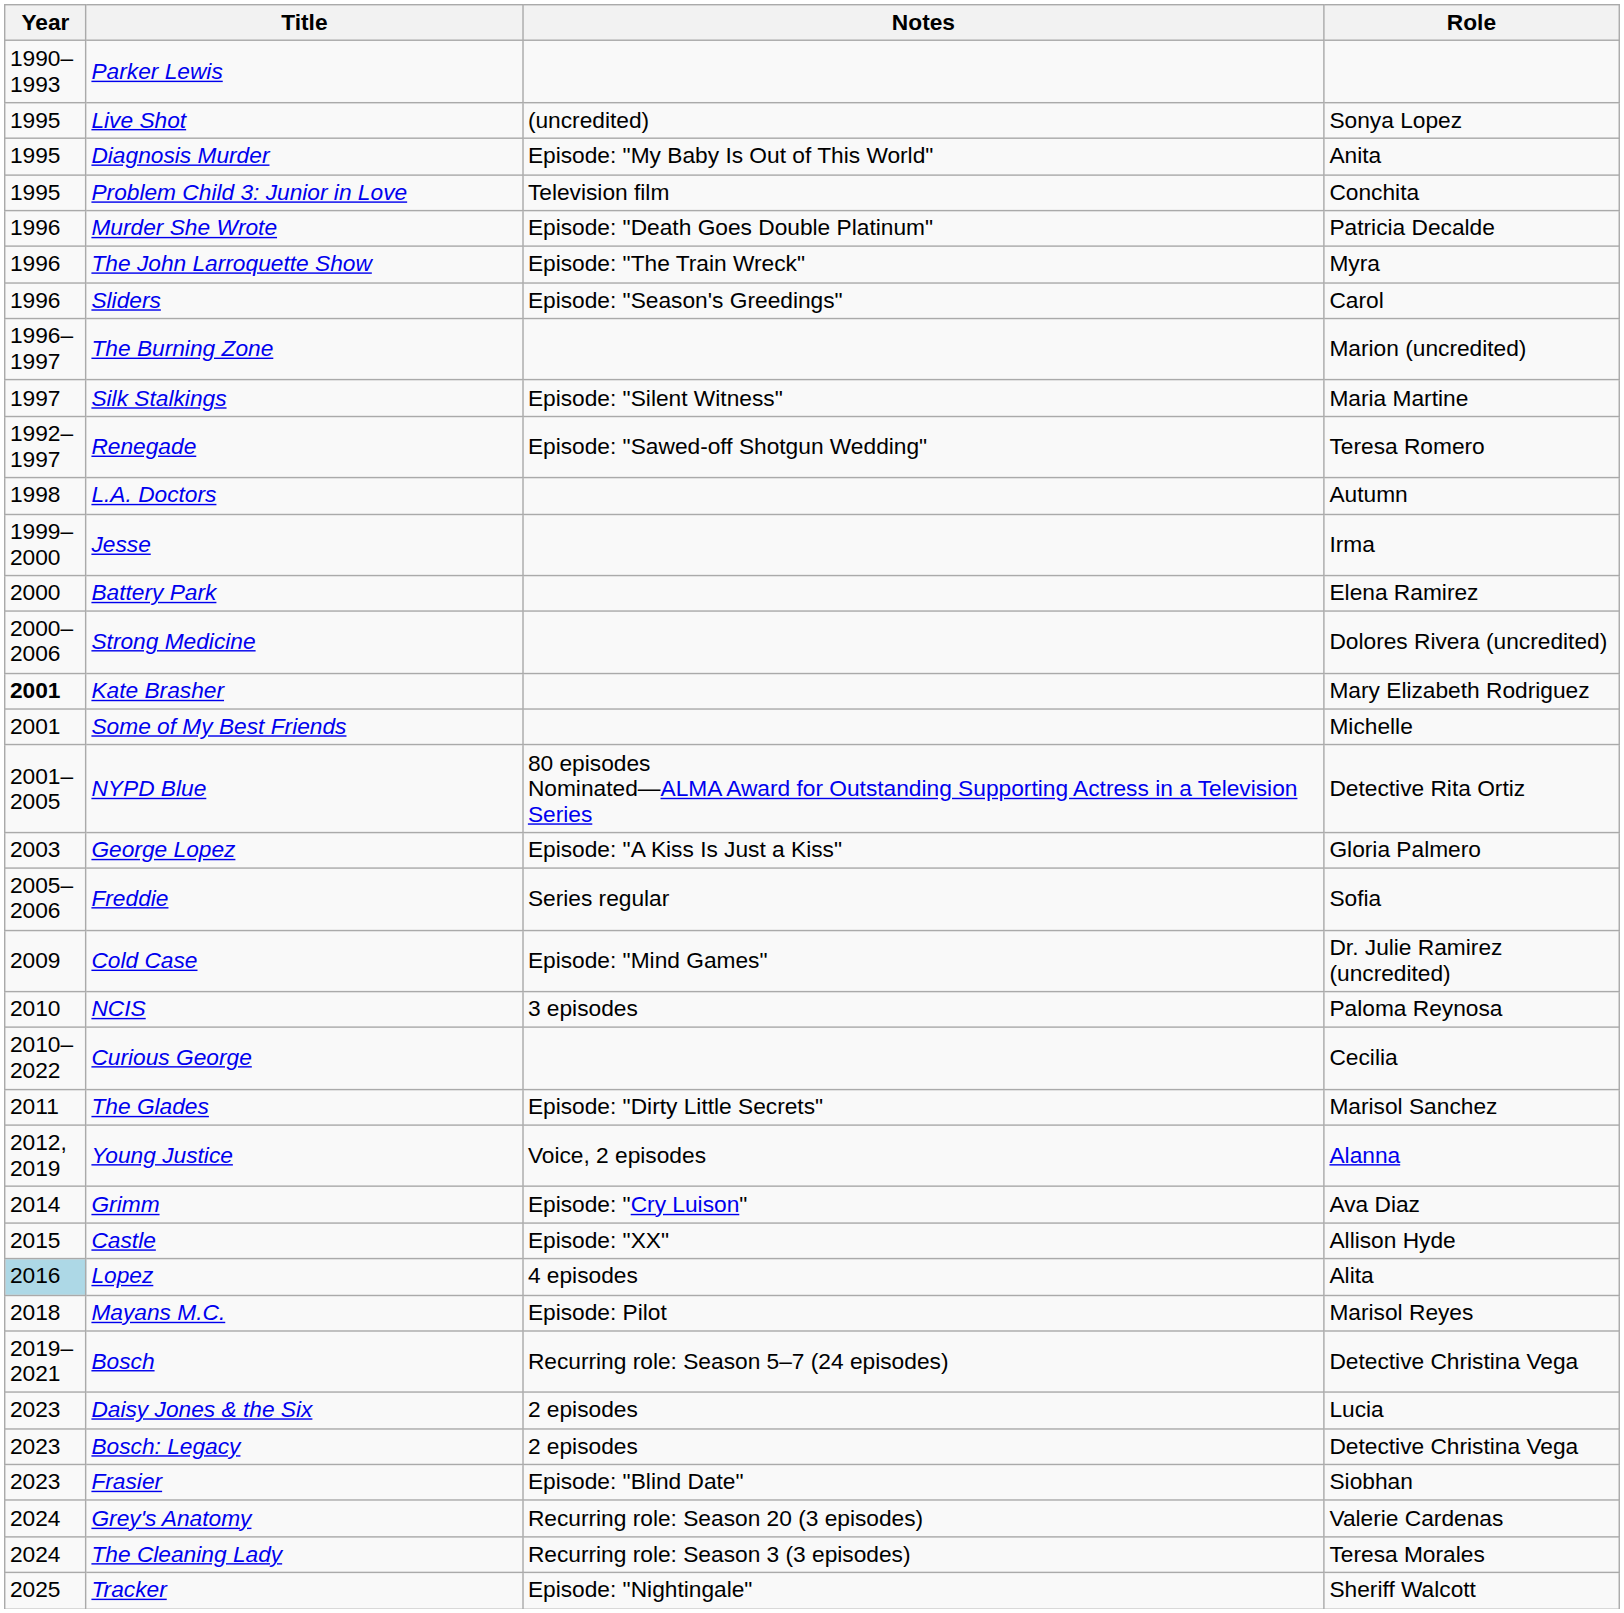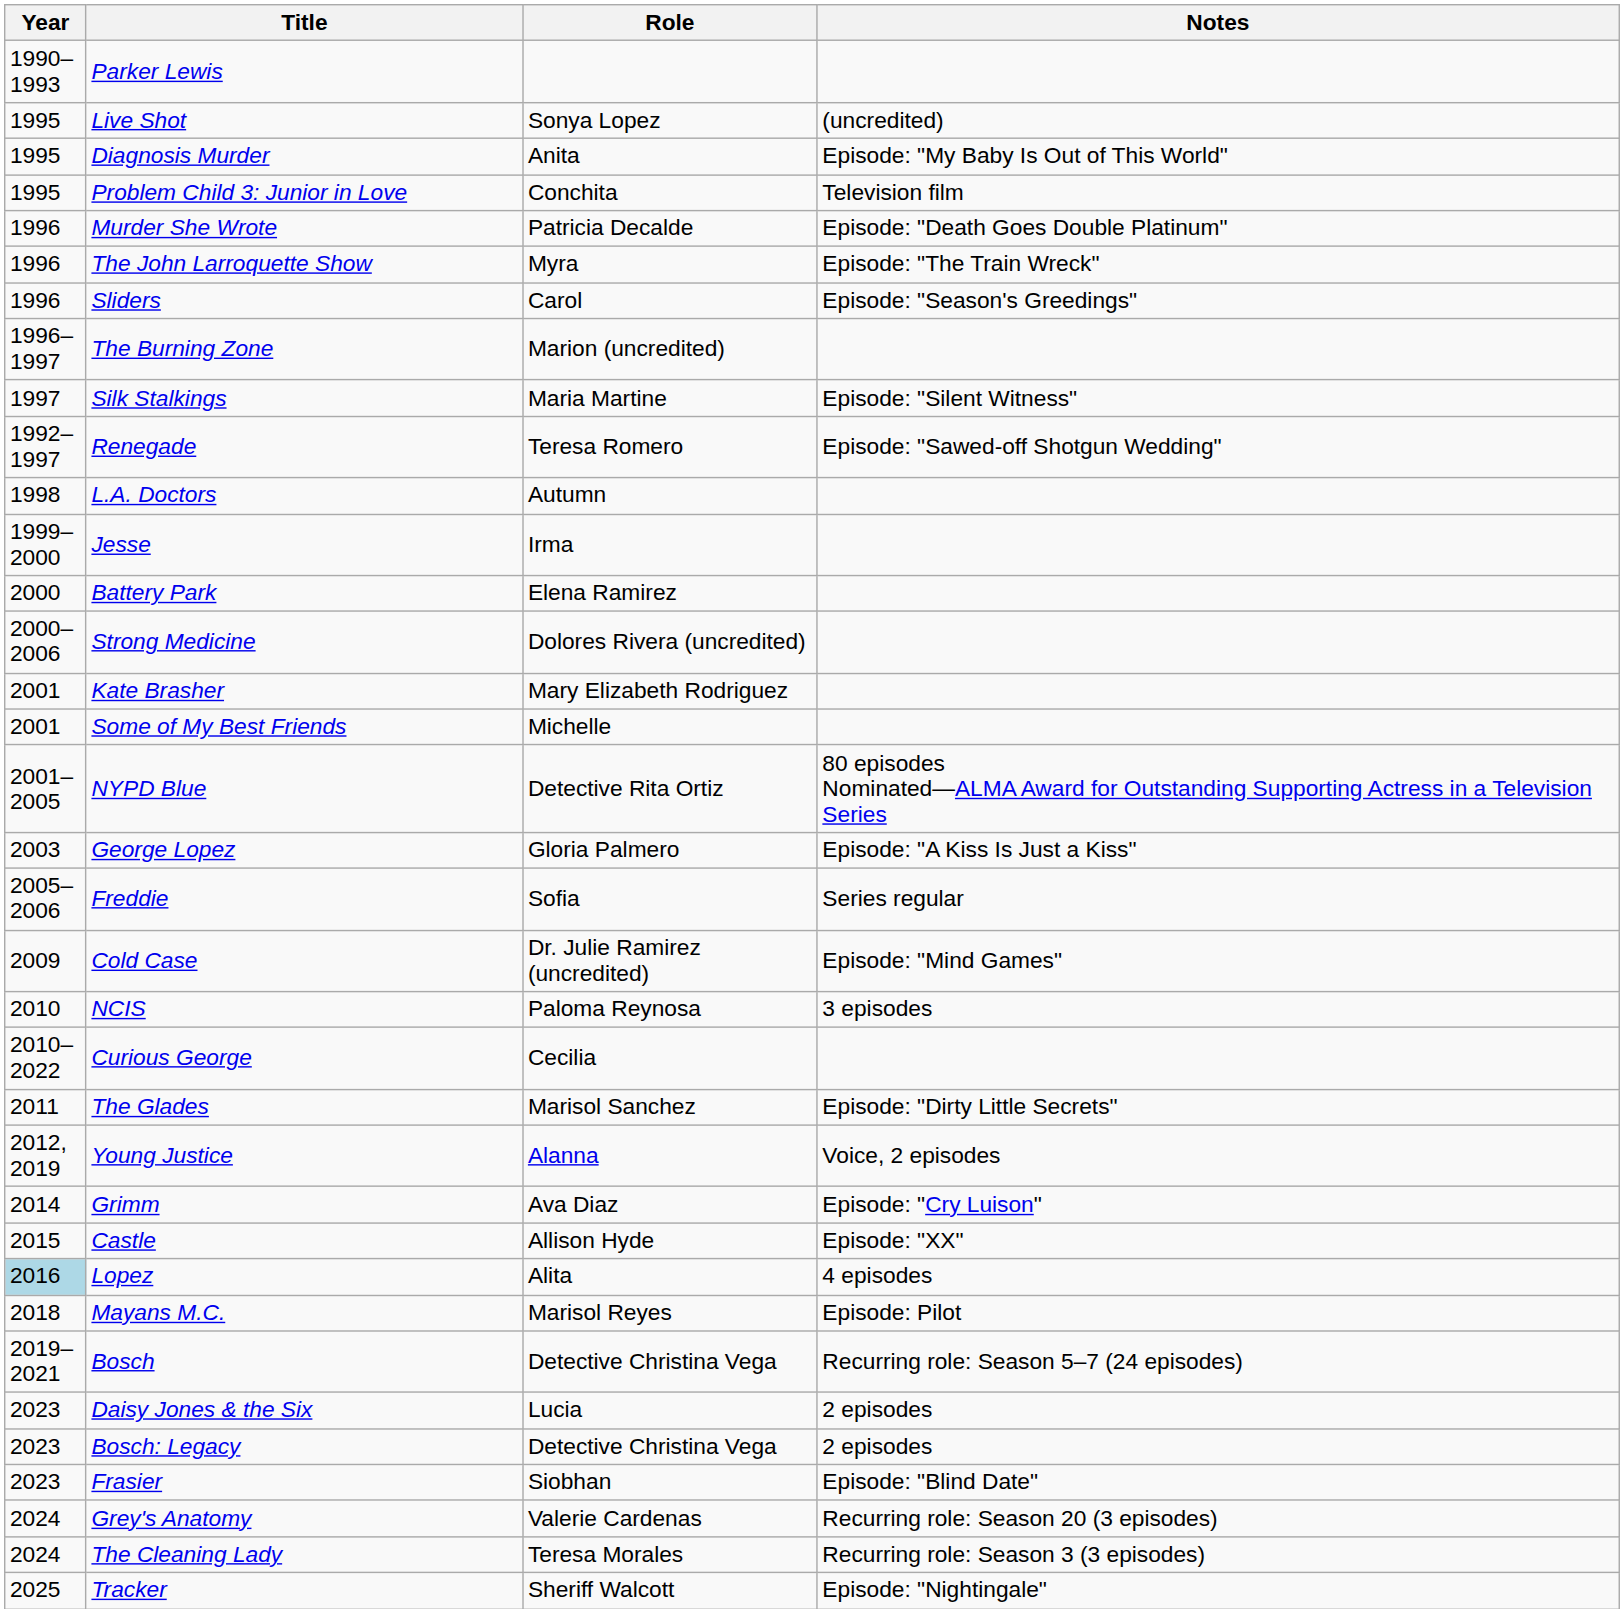columns swapped: (1471, 22) <-> (923, 22)
(35, 690) bold -> (35, 690) normal
